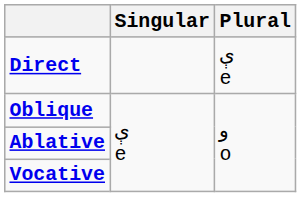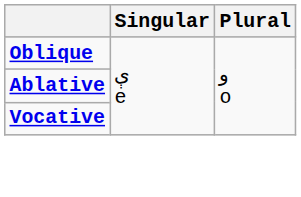- row: (45, 66)
